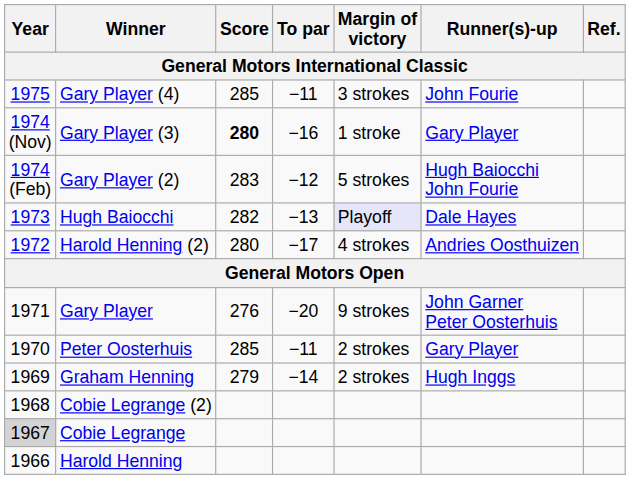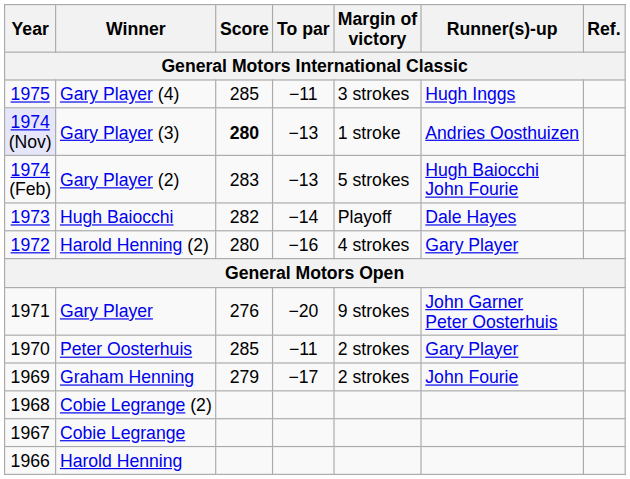(472, 94) John Fourie -> (470, 94) Hugh Inggs
(30, 132) no background -> (30, 132) lavender background
(303, 132) −16 -> (303, 132) −13
(472, 132) Gary Player -> (502, 132) Andries Oosthuizen
(303, 180) −12 -> (303, 180) −13
(303, 217) −13 -> (303, 217) −14
(365, 217) lavender background -> (365, 217) no background
(303, 245) −17 -> (303, 245) −16
(502, 245) Andries Oosthuizen -> (472, 245) Gary Player
(303, 377) −14 -> (303, 377) −17
(470, 377) Hugh Inggs -> (472, 377) John Fourie
(30, 433) lightgrey background -> (30, 433) no background
